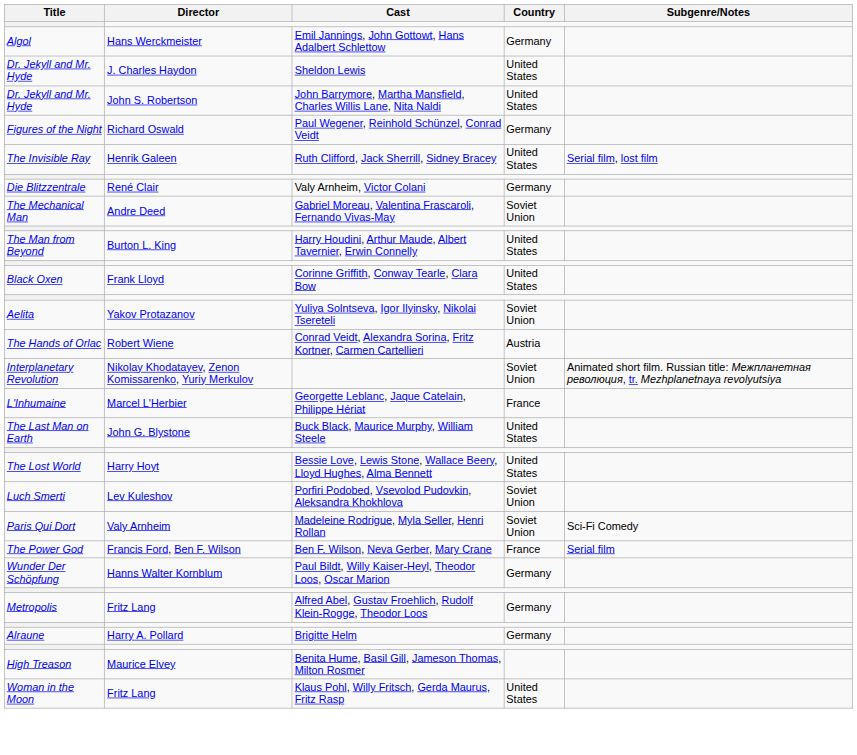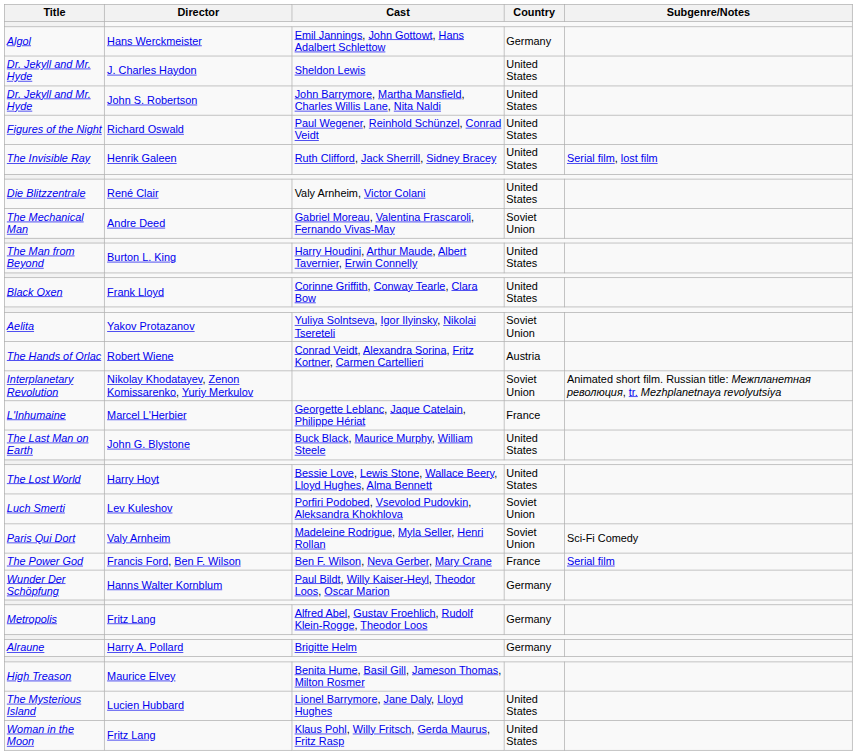(529, 130) Germany -> (522, 130) United States
(529, 187) Germany -> (522, 194) United States
+ row: (44, 706)
